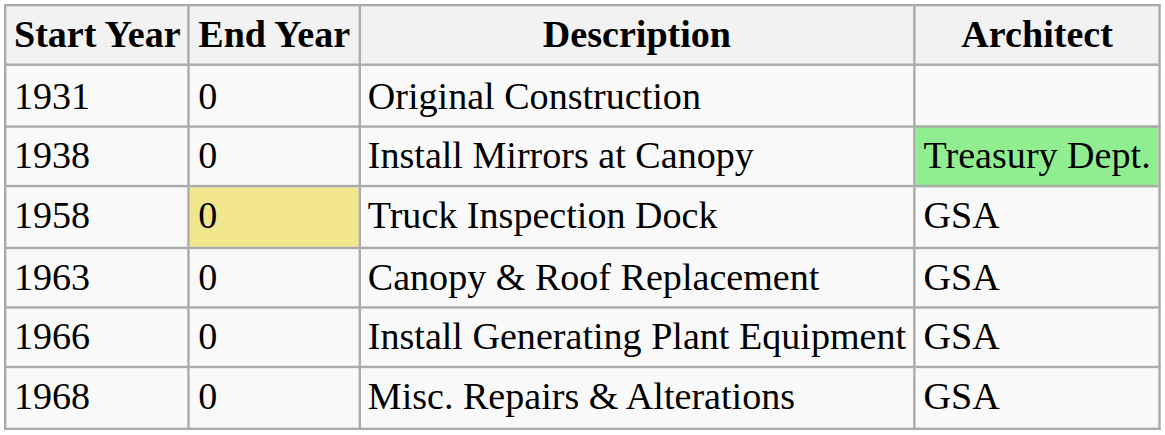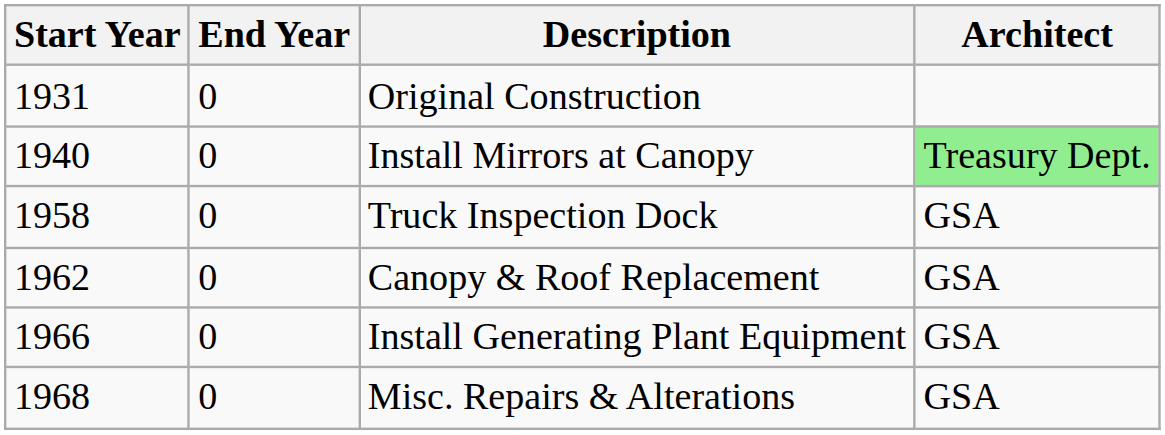(52, 155) 1938 -> (52, 155) 1940
(208, 215) khaki background -> (208, 215) no background
(52, 276) 1963 -> (52, 276) 1962
